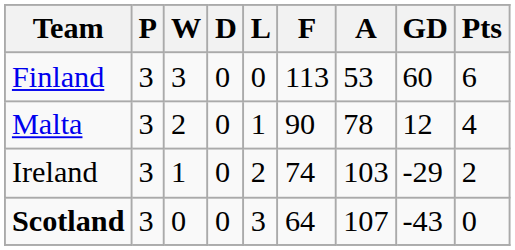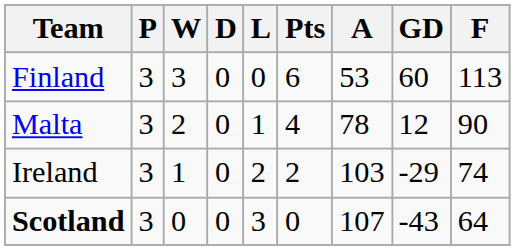columns swapped: (307, 28) <-> (482, 28)
